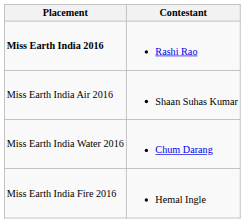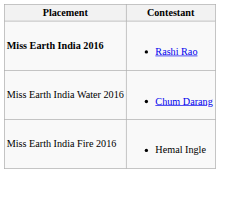- row: (60, 95)
